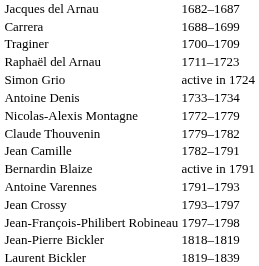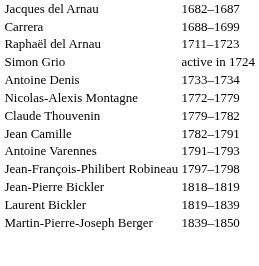- row: (27, 44)
- row: (49, 169)
- row: (36, 204)
+ row: (79, 222)
